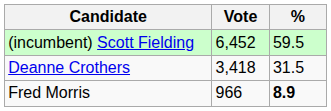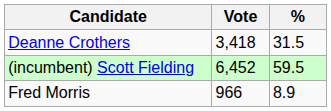rows swapped: (101, 42) <-> (69, 67)
(284, 93) bold -> (284, 93) normal
